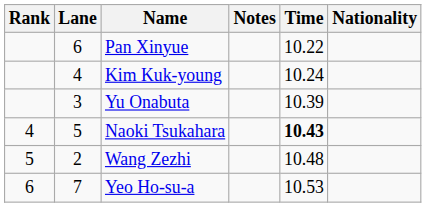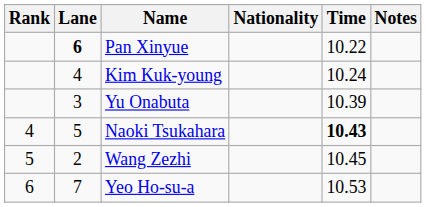columns swapped: (375, 18) <-> (255, 18)
(78, 46) normal -> (78, 46) bold
(304, 159) 10.48 -> (346, 159) 10.45
